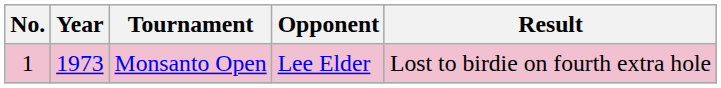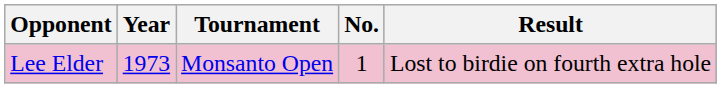columns swapped: (28, 24) <-> (328, 24)
